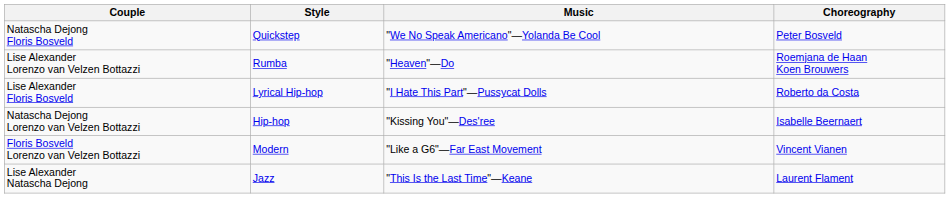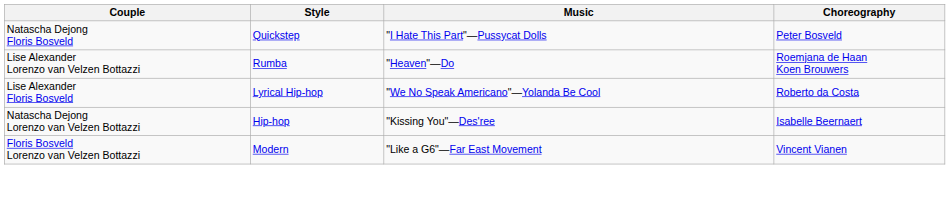(493, 35) "We No Speak Americano"—Yolanda Be Cool -> (466, 35) "I Hate This Part"—Pussycat Dolls
(466, 92) "I Hate This Part"—Pussycat Dolls -> (493, 92) "We No Speak Americano"—Yolanda Be Cool
- row: (47, 178)
